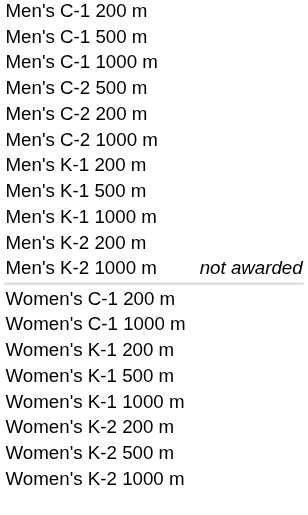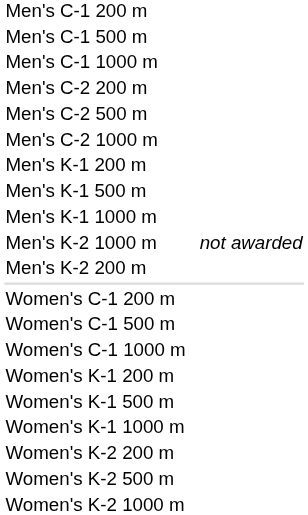rows swapped: (76, 113) <-> (76, 88)
rows swapped: (76, 242) <-> (81, 268)
+ row: (90, 324)
